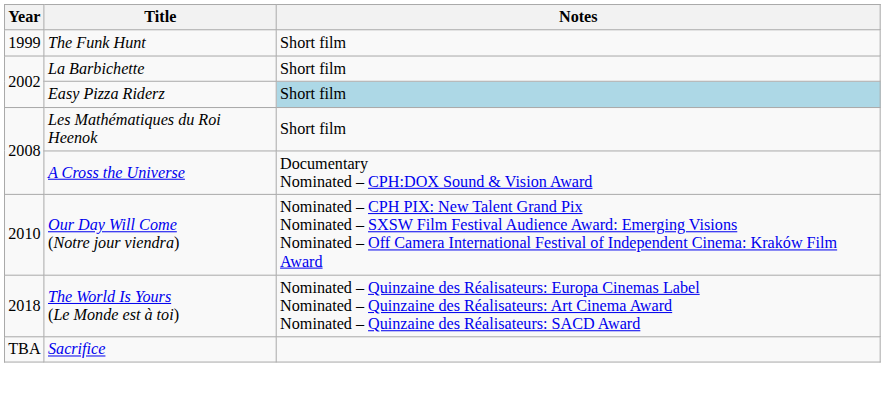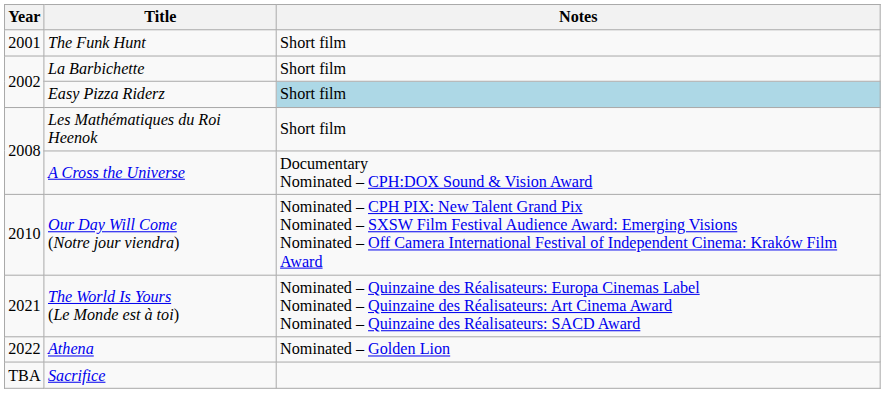(24, 42) 1999 -> (24, 42) 2001
(24, 305) 2018 -> (24, 305) 2021
+ row: (71, 349)
